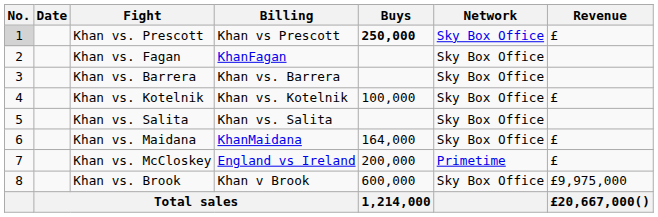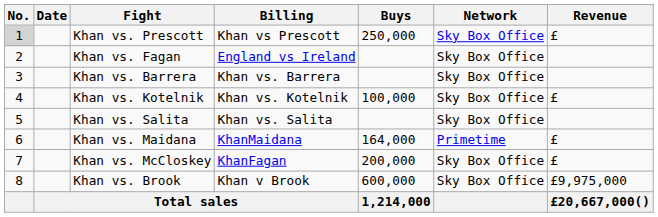(388, 36) bold -> (388, 36) normal
(252, 56) KhanFagan -> (287, 56) England vs Ireland
(490, 139) Sky Box Office -> (471, 139) Primetime
(287, 160) England vs Ireland -> (252, 160) KhanFagan
(471, 160) Primetime -> (490, 160) Sky Box Office
